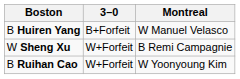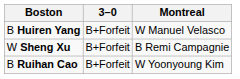(109, 47) W+Forfeit -> (108, 47) B+Forfeit
(109, 64) W+Forfeit -> (108, 64) B+Forfeit
